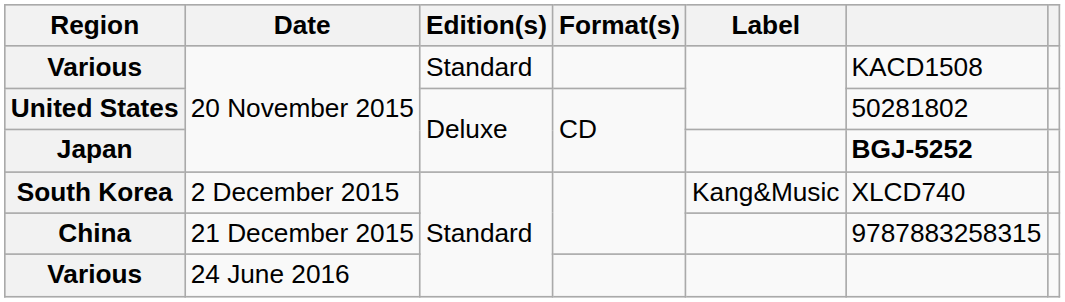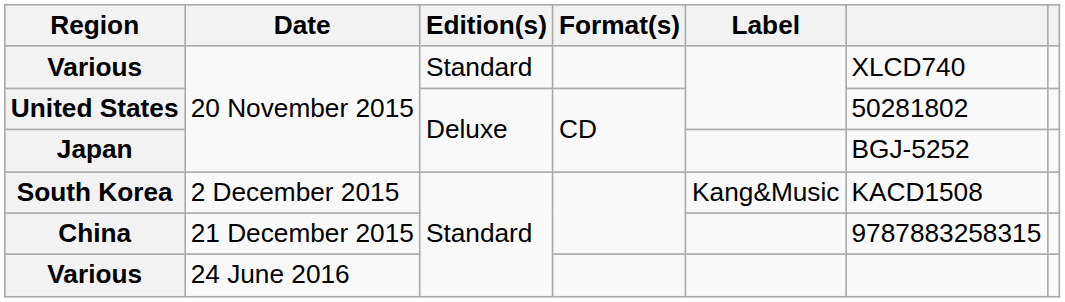(917, 66) KACD1508 -> (908, 66) XLCD740
(912, 150) bold -> (911, 150) normal
(908, 191) XLCD740 -> (917, 191) KACD1508
